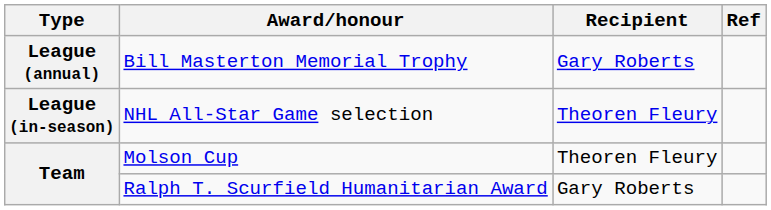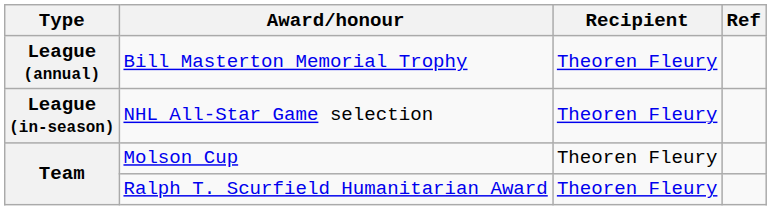(626, 62) Gary Roberts -> (637, 62) Theoren Fleury
(626, 189) Gary Roberts -> (637, 189) Theoren Fleury
